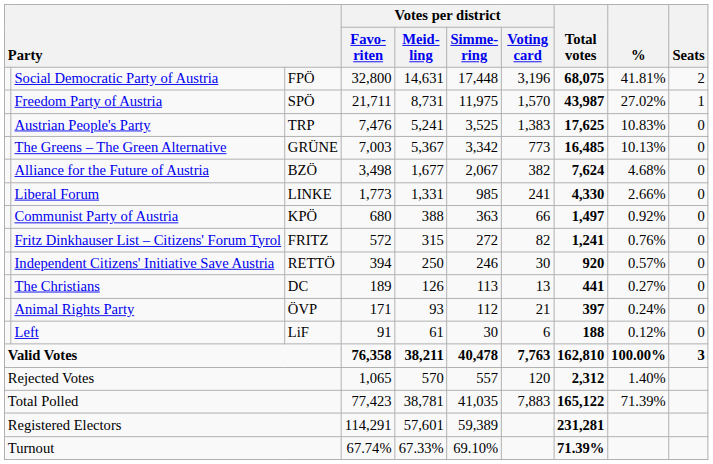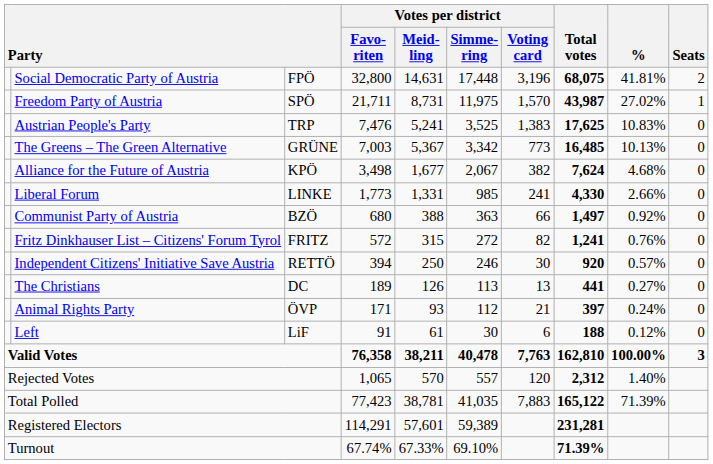(302, 170) BZÖ -> (302, 170) KPÖ
(302, 217) KPÖ -> (302, 217) BZÖ
